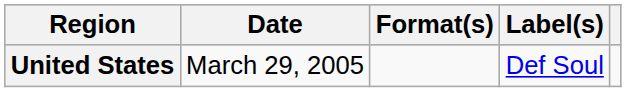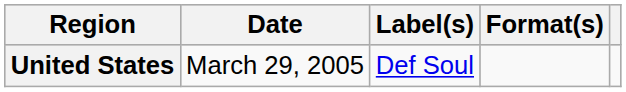columns swapped: (555, 24) <-> (435, 24)
